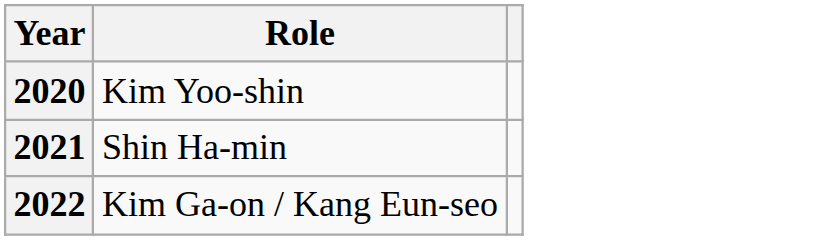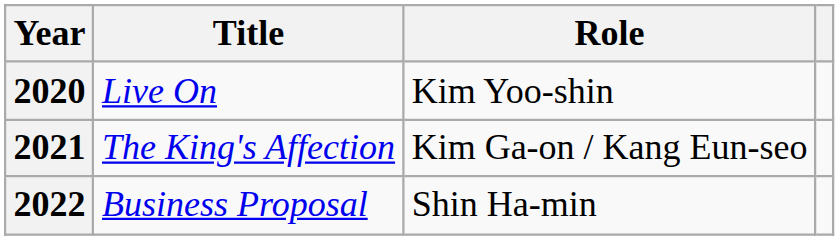+ column: (249, 33)
(195, 147) Shin Ha-min -> (610, 147) Kim Ga-on / Kang Eun-seo
(300, 204) Kim Ga-on / Kang Eun-seo -> (504, 204) Shin Ha-min
